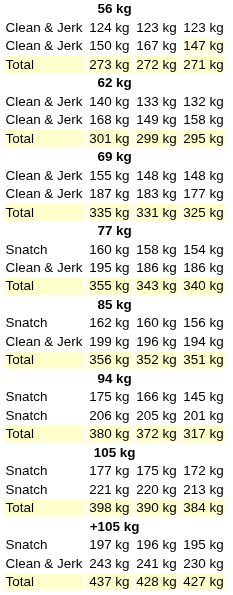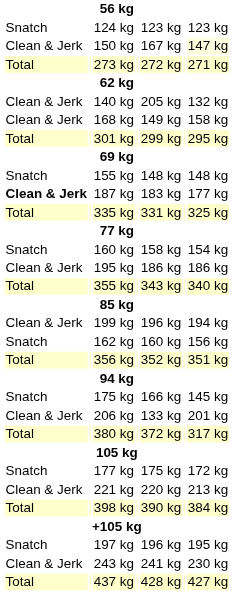(44, 27) Clean & Jerk -> (26, 27) Snatch
(156, 101) 133 kg -> (161, 101) 205 kg
(44, 175) Clean & Jerk -> (26, 175) Snatch
(44, 193) normal -> (46, 193) bold
rows swapped: (109, 323) <-> (109, 341)
(26, 415) Snatch -> (44, 415) Clean & Jerk
(156, 415) 205 kg -> (161, 415) 133 kg
(26, 489) Snatch -> (44, 489) Clean & Jerk
